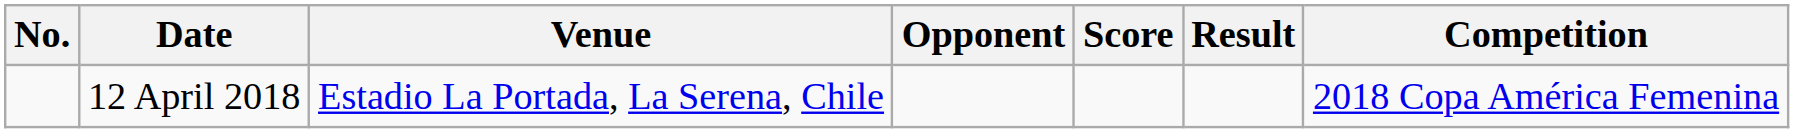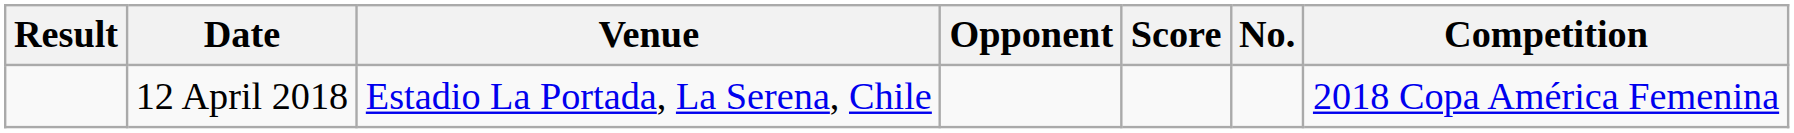columns swapped: (42, 34) <-> (1243, 34)
